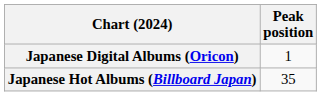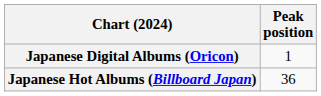(288, 79) 35 -> (288, 79) 36
